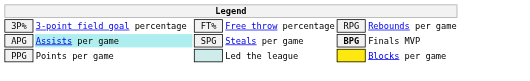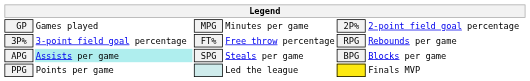+ row: (16, 26)
(351, 41) bold -> (351, 56) normal
(394, 41) Finals MVP -> (407, 56) Blocks per game
(407, 56) Blocks per game -> (394, 70) Finals MVP
